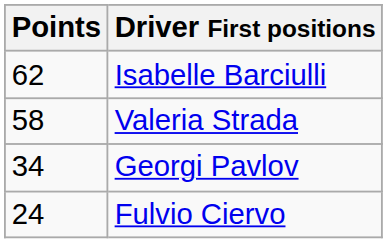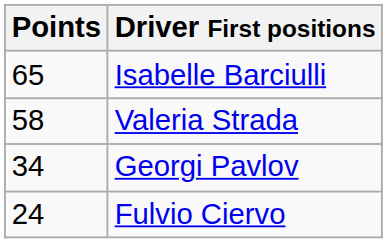(28, 74) 62 -> (28, 74) 65
